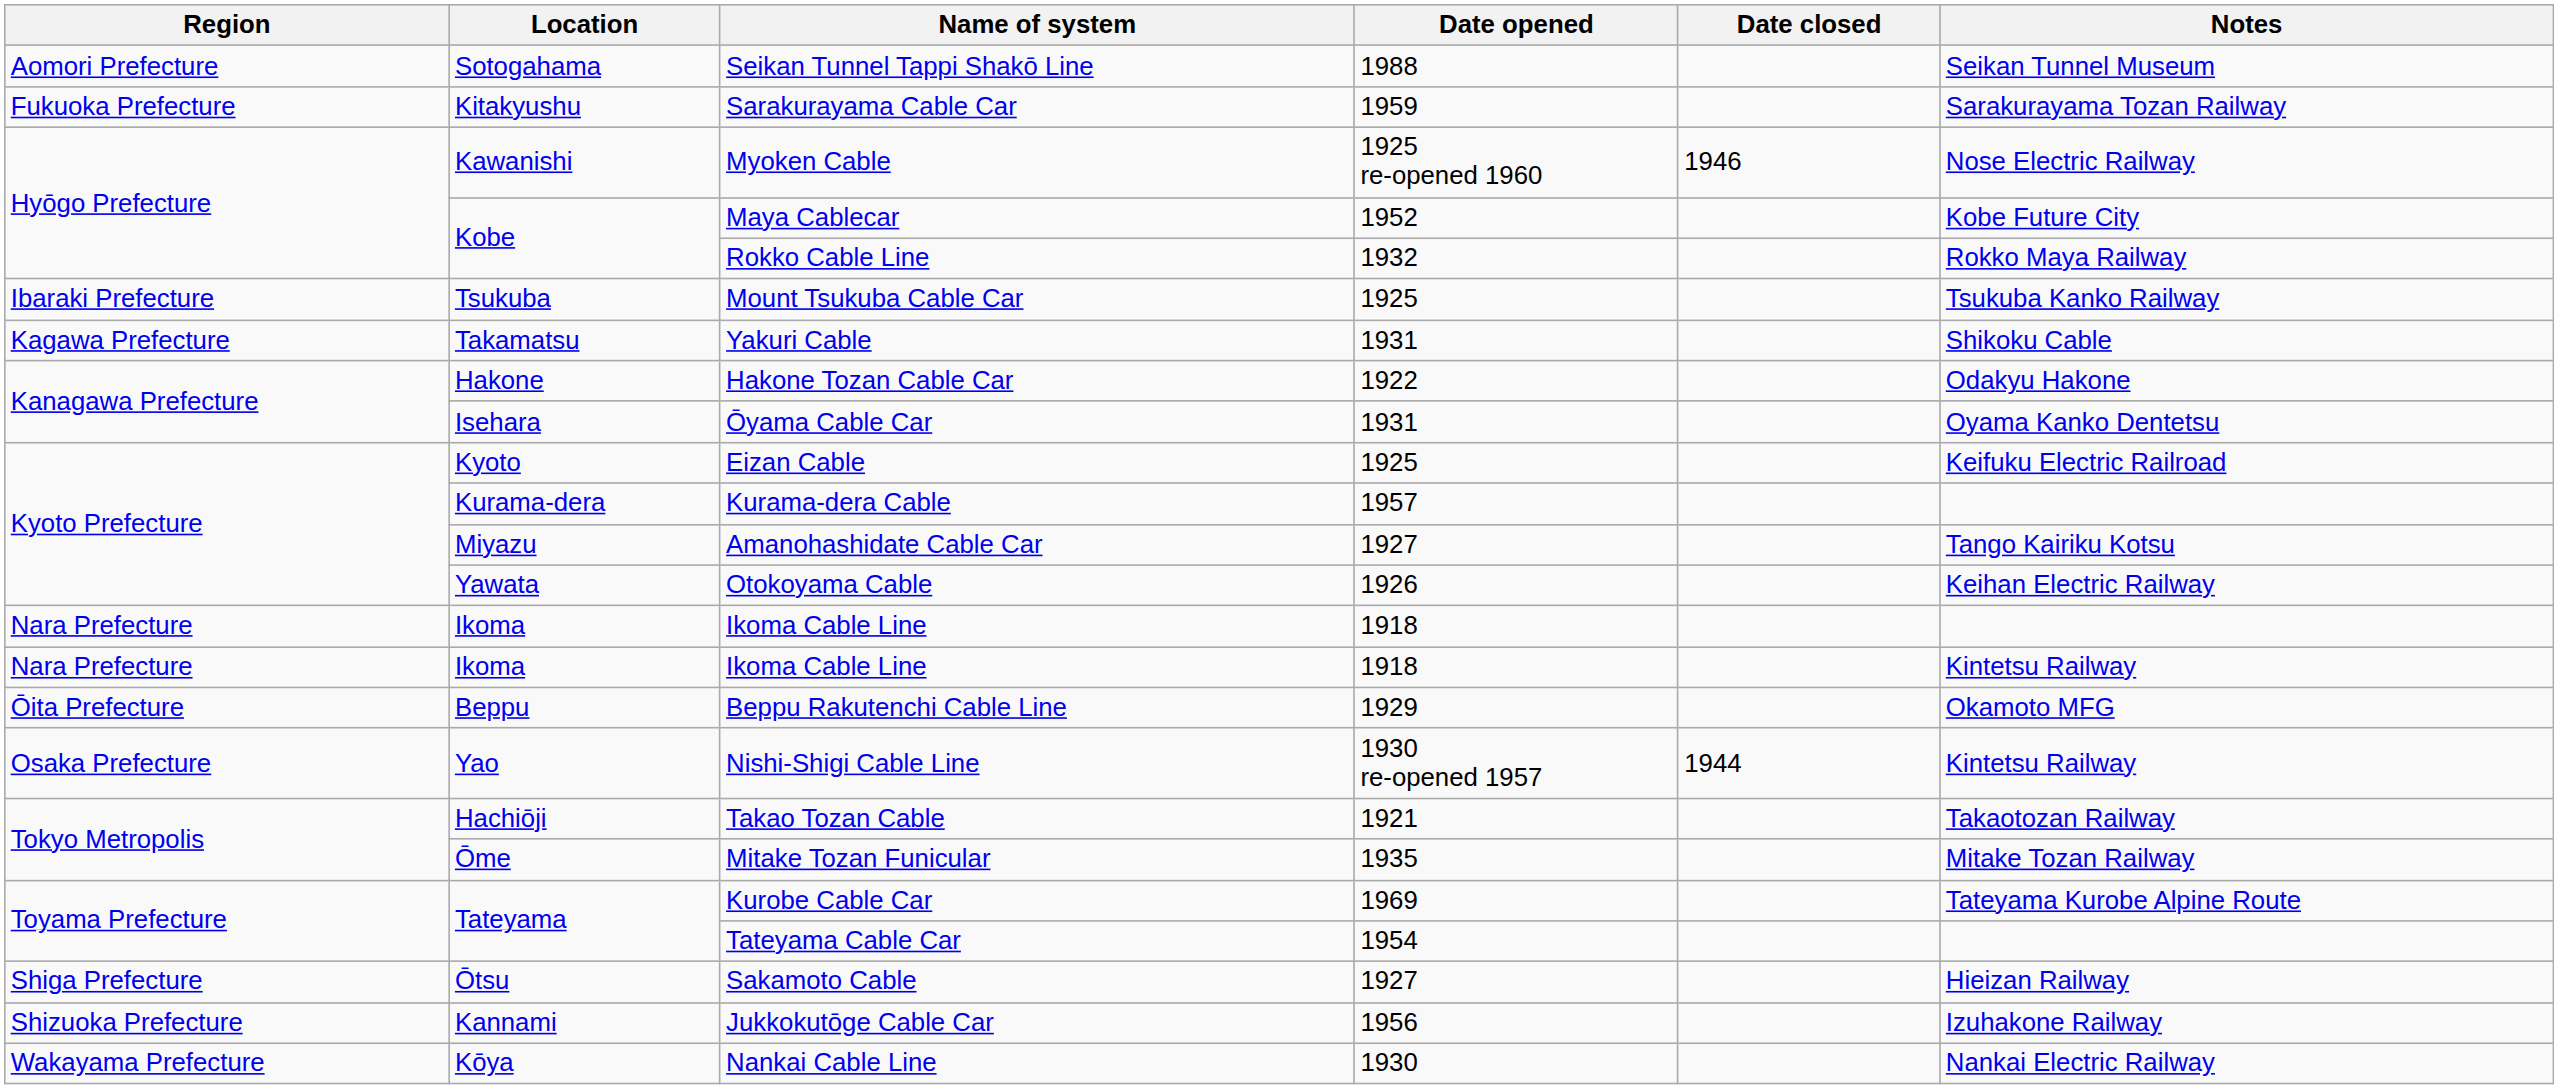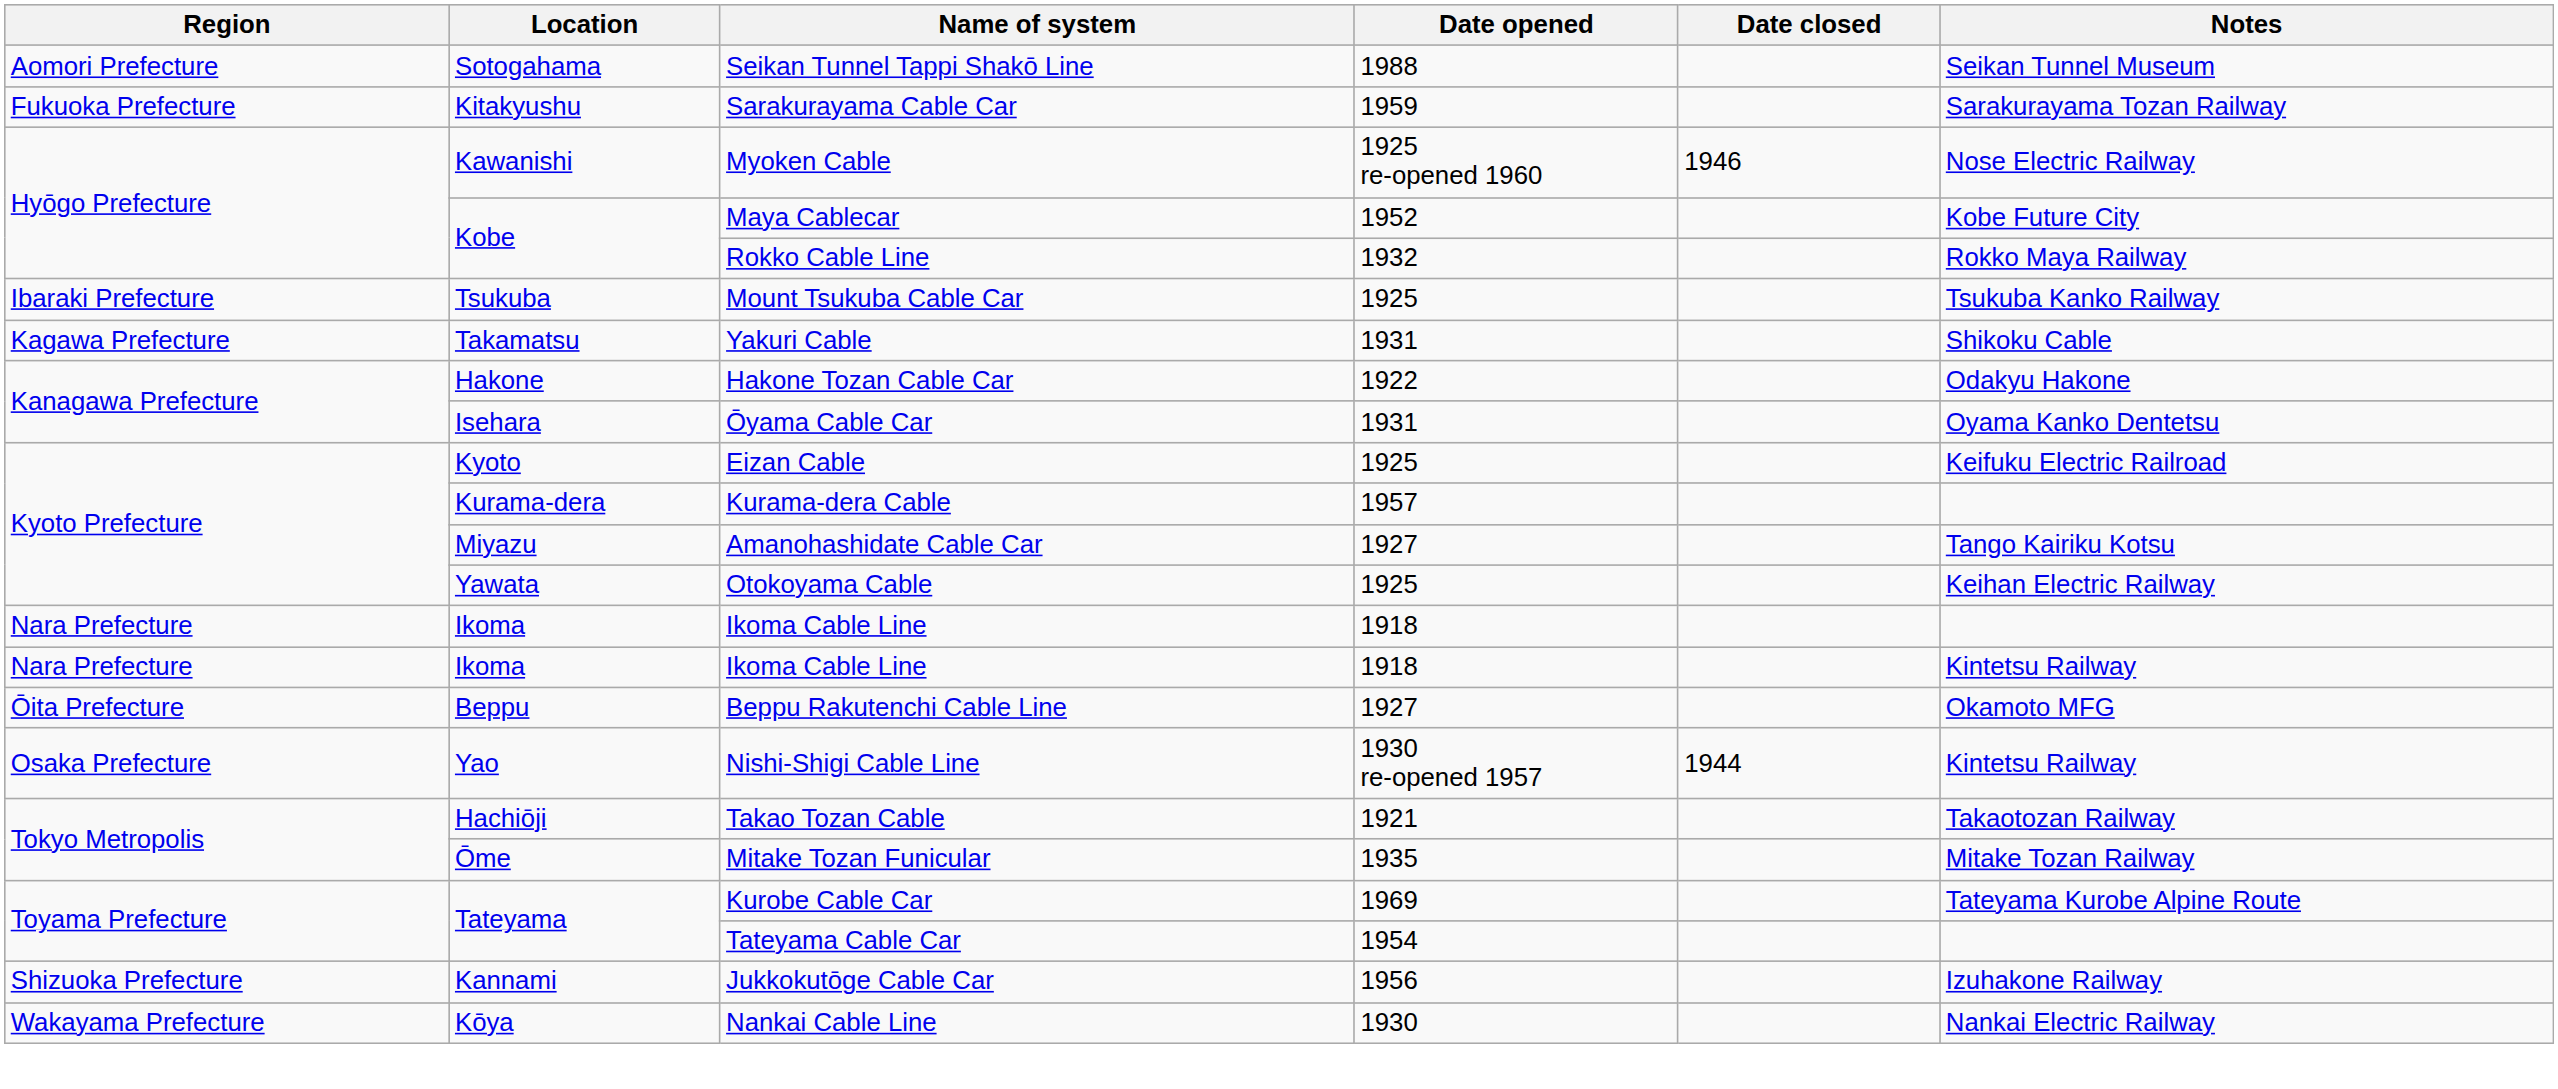(1389, 585) 1926 -> (1389, 585) 1925
(1389, 707) 1929 -> (1389, 707) 1927
- row: (482, 981)
